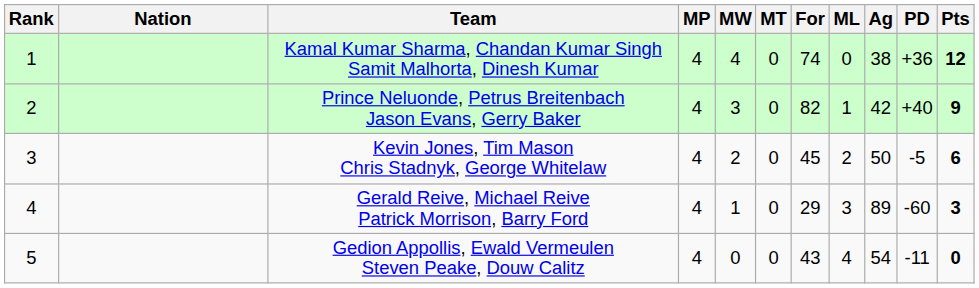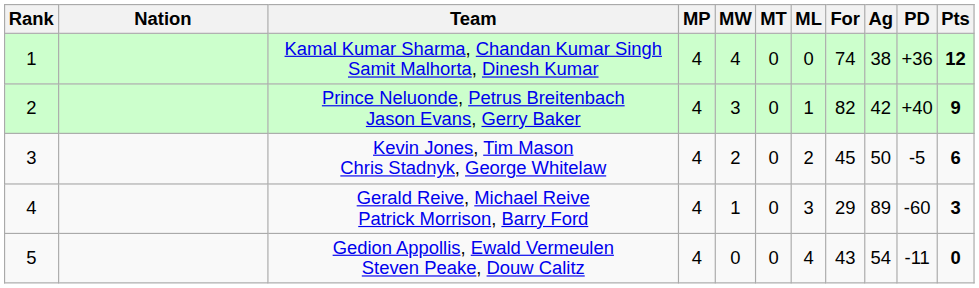columns swapped: (847, 19) <-> (810, 19)
